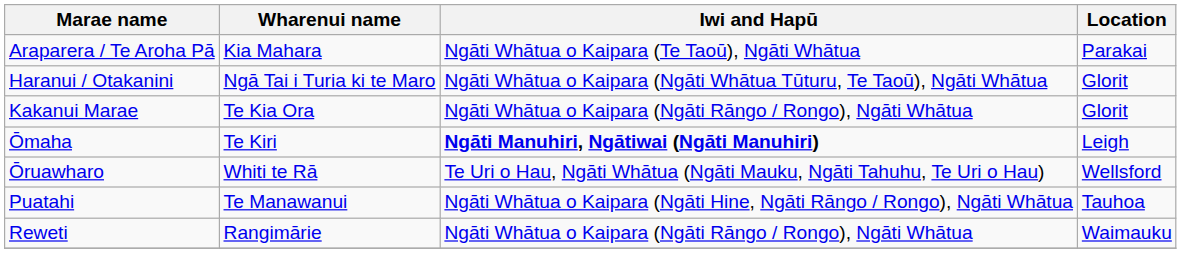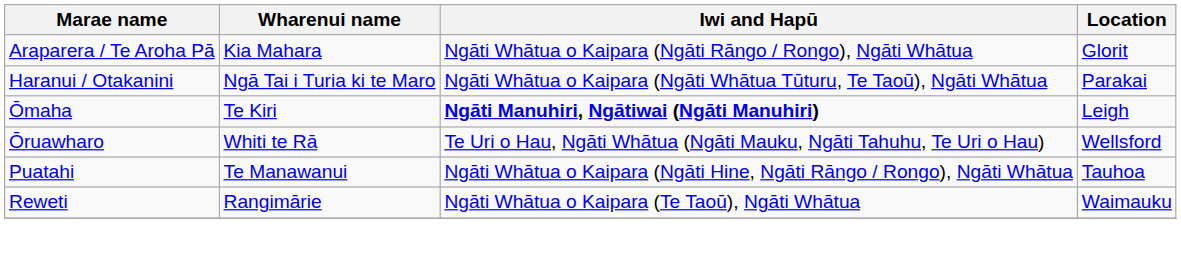(652, 50) Ngāti Whātua o Kaipara (Te Taoū), Ngāti Whātua -> (709, 50) Ngāti Whātua o Kaipara (Ngāti Rāngo / Rongo), Ngāti Whātua
(1114, 50) Parakai -> (1105, 50) Glorit
(1105, 80) Glorit -> (1114, 80) Parakai
- row: (74, 111)
(709, 232) Ngāti Whātua o Kaipara (Ngāti Rāngo / Rongo), Ngāti Whātua -> (652, 202) Ngāti Whātua o Kaipara (Te Taoū), Ngāti Whātua
